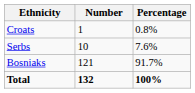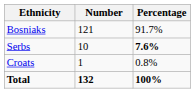rows swapped: (26, 63) <-> (21, 29)
(146, 46) normal -> (147, 46) bold
